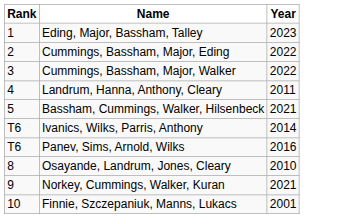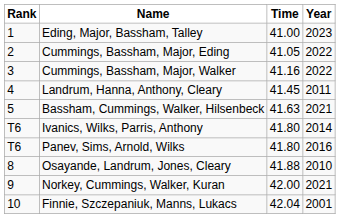+ column: (285, 14)
